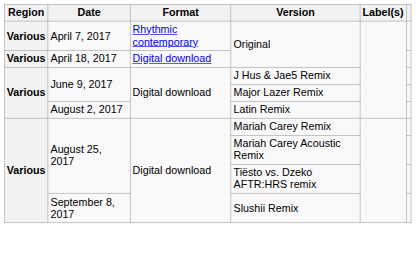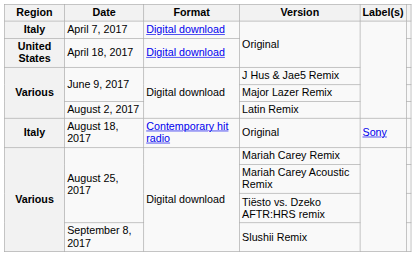(26, 36) Various -> (35, 30) Italy
(165, 36) Rhythmic contemporary -> (186, 30) Digital download
(26, 59) Various -> (35, 53) United States
+ row: (93, 133)
